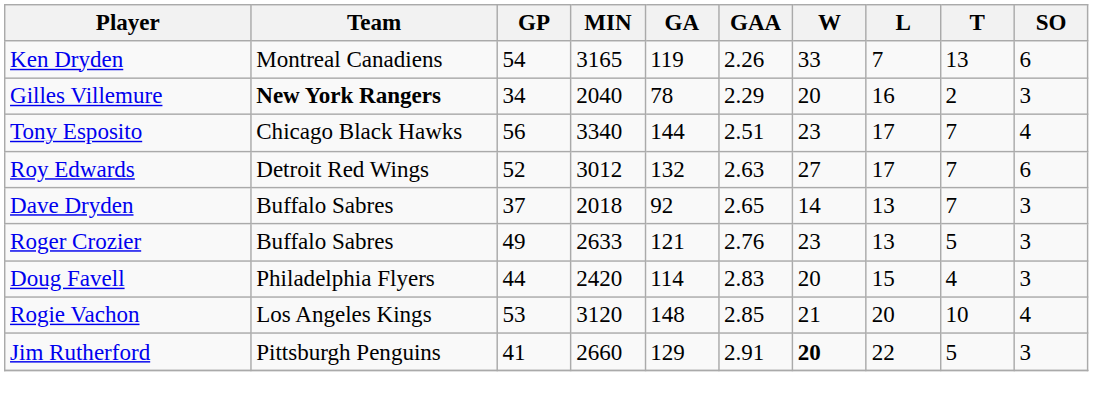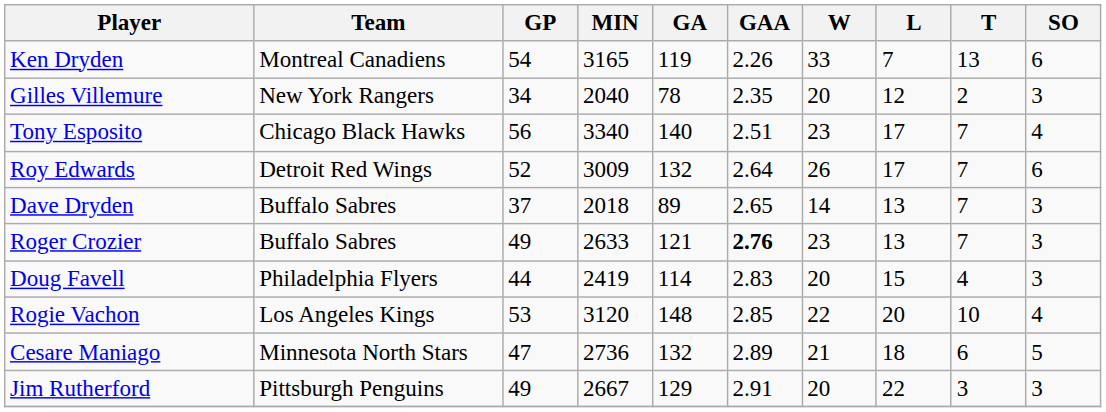(349, 95) bold -> (347, 95) normal
(744, 95) 2.29 -> (753, 95) 2.35
(883, 95) 16 -> (893, 95) 12
(667, 132) 144 -> (675, 132) 140
(599, 168) 3012 -> (606, 168) 3009
(744, 168) 2.63 -> (753, 168) 2.64
(809, 168) 27 -> (819, 168) 26
(662, 205) 92 -> (669, 205) 89
(744, 242) normal -> (753, 242) bold
(951, 242) 5 -> (962, 242) 7
(599, 278) 2420 -> (606, 278) 2419
(809, 315) 21 -> (819, 315) 22
+ row: (85, 351)
(514, 351) 41 -> (520, 388) 49
(599, 351) 2660 -> (606, 388) 2667
(809, 351) bold -> (819, 388) normal
(951, 351) 5 -> (962, 388) 3
